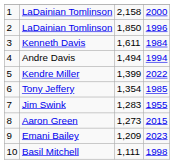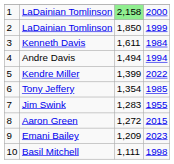(129, 12) no background -> (129, 12) lightgreen background
(157, 27) 1996 -> (157, 27) 1999
(129, 120) 1,273 -> (129, 120) 1,272
